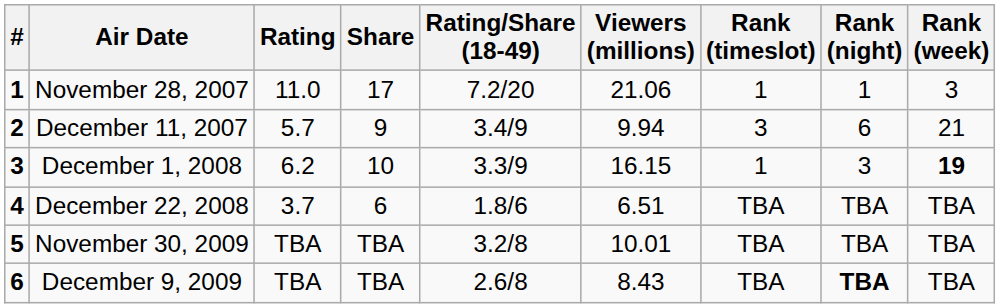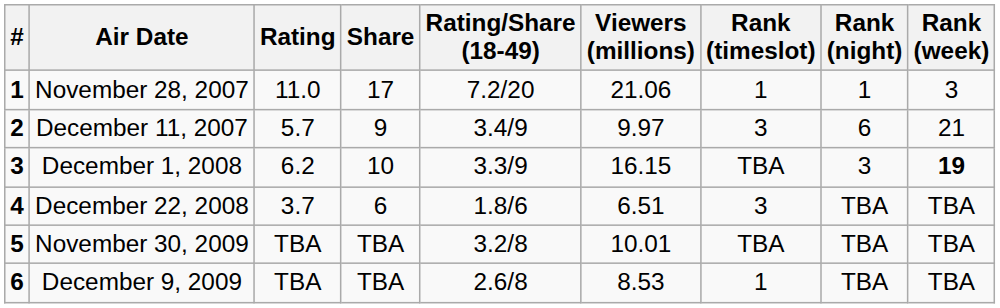(641, 128) 9.94 -> (641, 128) 9.97
(761, 166) 1 -> (761, 166) TBA
(761, 205) TBA -> (761, 205) 3
(641, 282) 8.43 -> (641, 282) 8.53
(761, 282) TBA -> (761, 282) 1
(865, 282) bold -> (865, 282) normal
